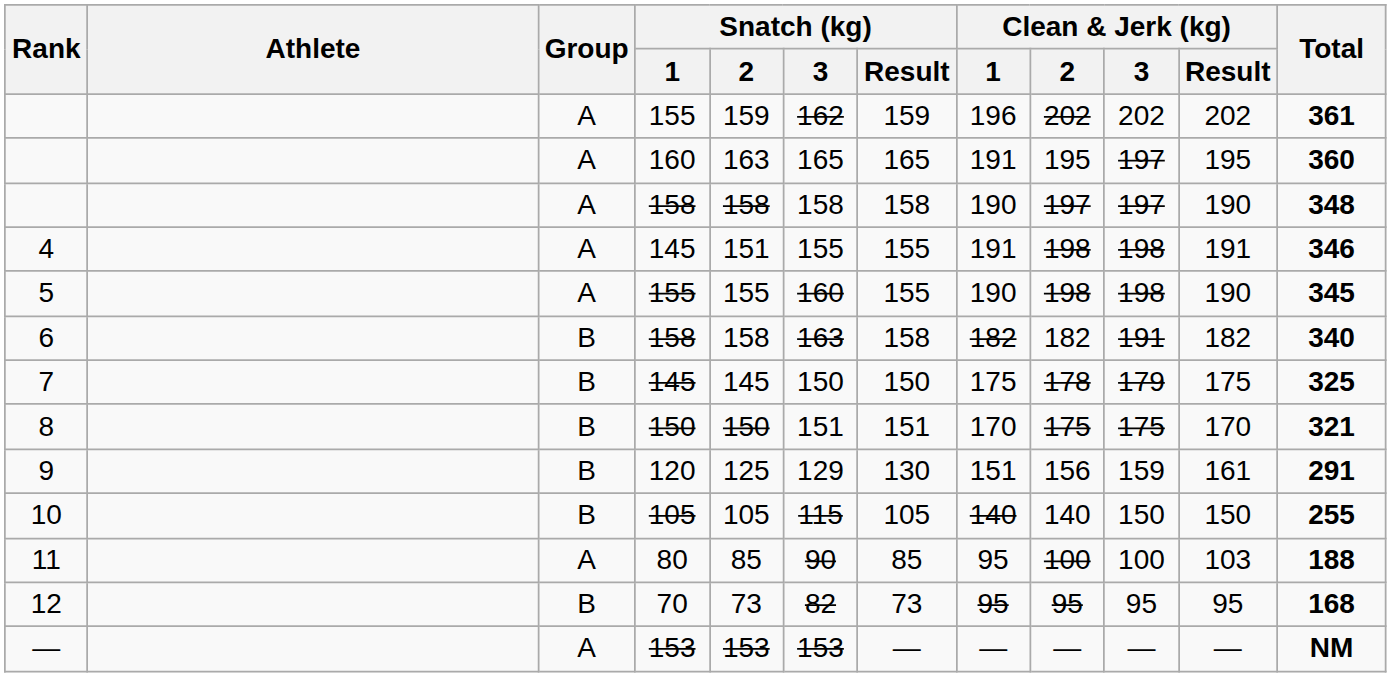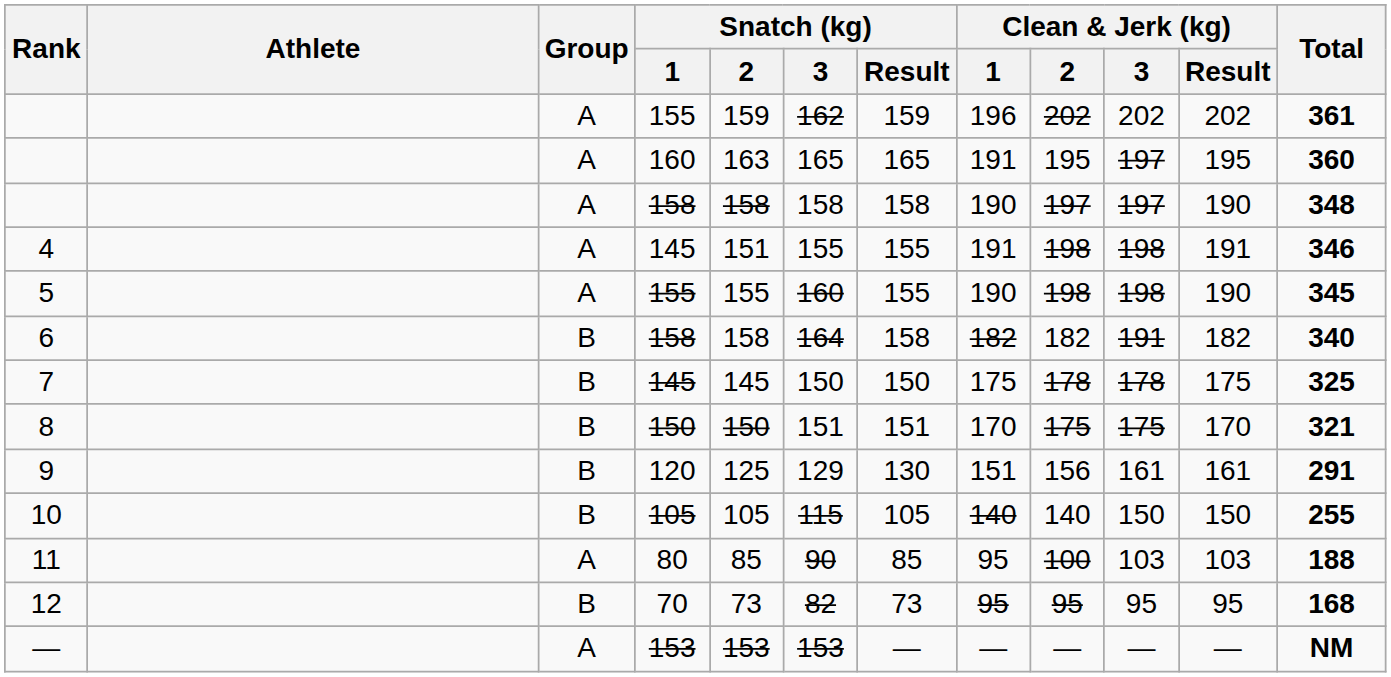(820, 337) 163 -> (820, 337) 164
(1141, 381) 179 -> (1141, 381) 178
(1141, 470) 159 -> (1141, 470) 161
(1141, 559) 100 -> (1141, 559) 103
